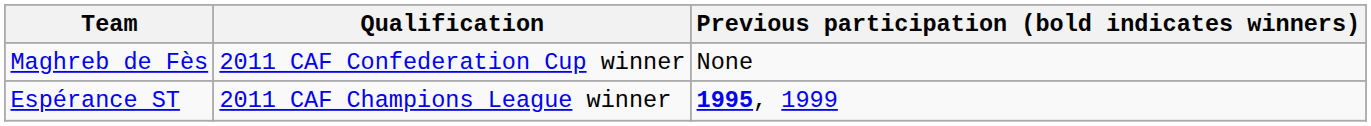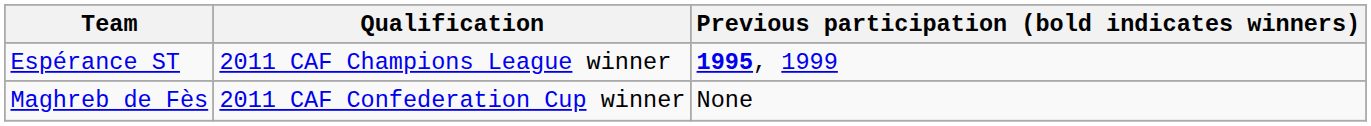rows swapped: (95, 101) <-> (109, 62)
